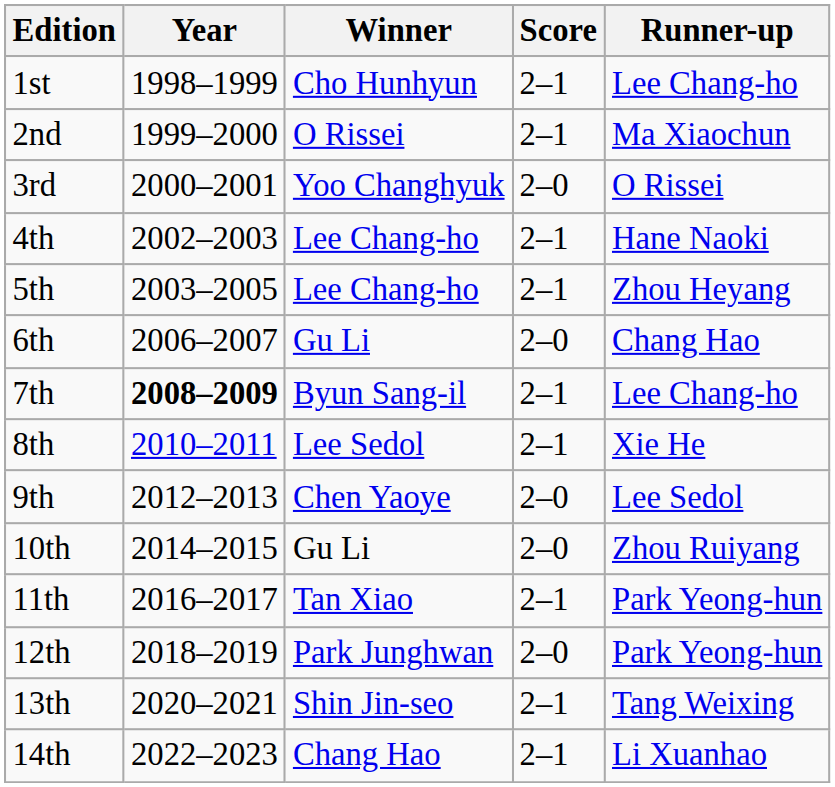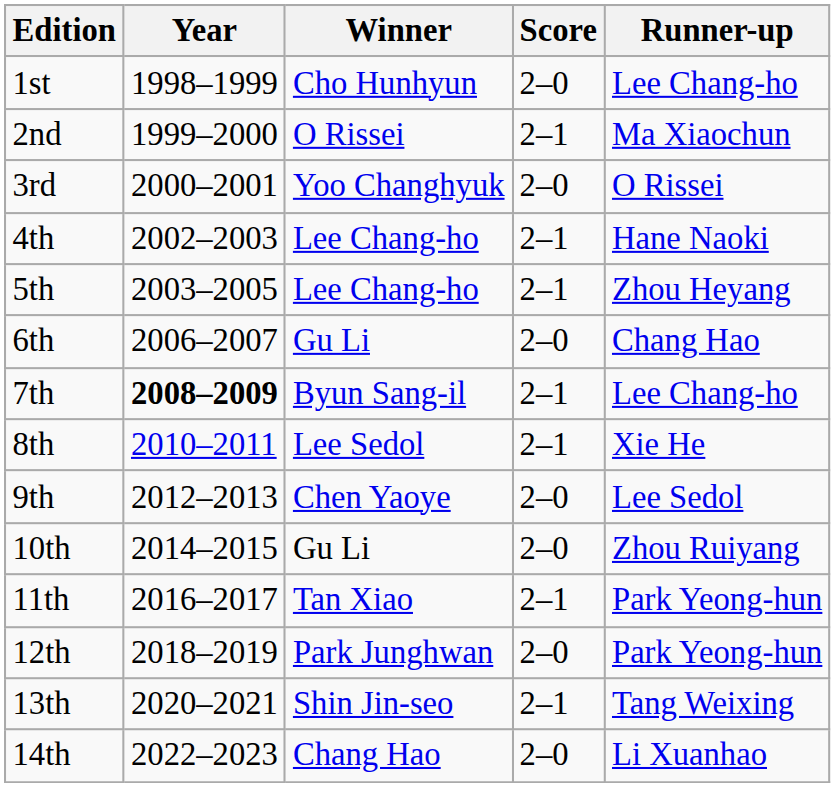(544, 82) 2–1 -> (544, 82) 2–0
(544, 755) 2–1 -> (544, 755) 2–0
